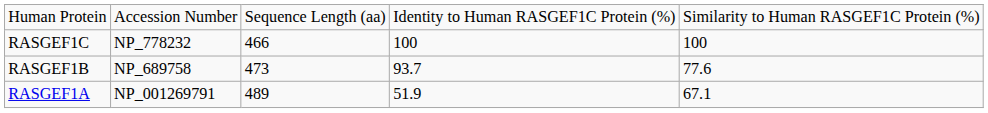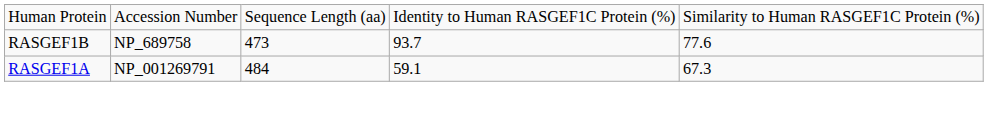- row: (49, 42)
(257, 94) 489 -> (257, 68) 484
(407, 94) 51.9 -> (407, 68) 59.1
(697, 94) 67.1 -> (697, 68) 67.3
